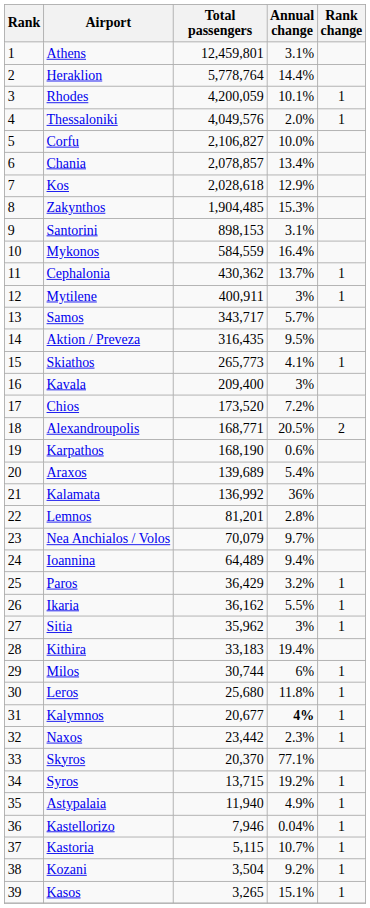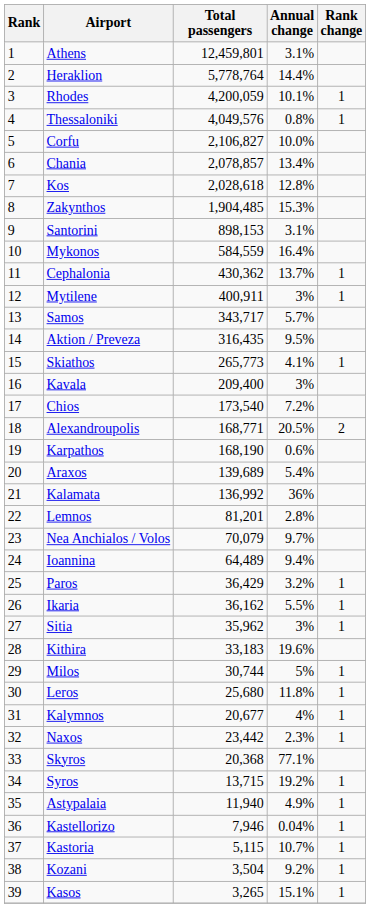(300, 119) 2.0% -> (300, 119) 0.8%
(296, 185) 12.9% -> (296, 185) 12.8%
(241, 406) 173,520 -> (241, 406) 173,540
(296, 649) 19.4% -> (296, 649) 19.6%
(305, 671) 6% -> (305, 671) 5%
(304, 715) bold -> (305, 715) normal
(244, 759) 20,370 -> (244, 759) 20,368
